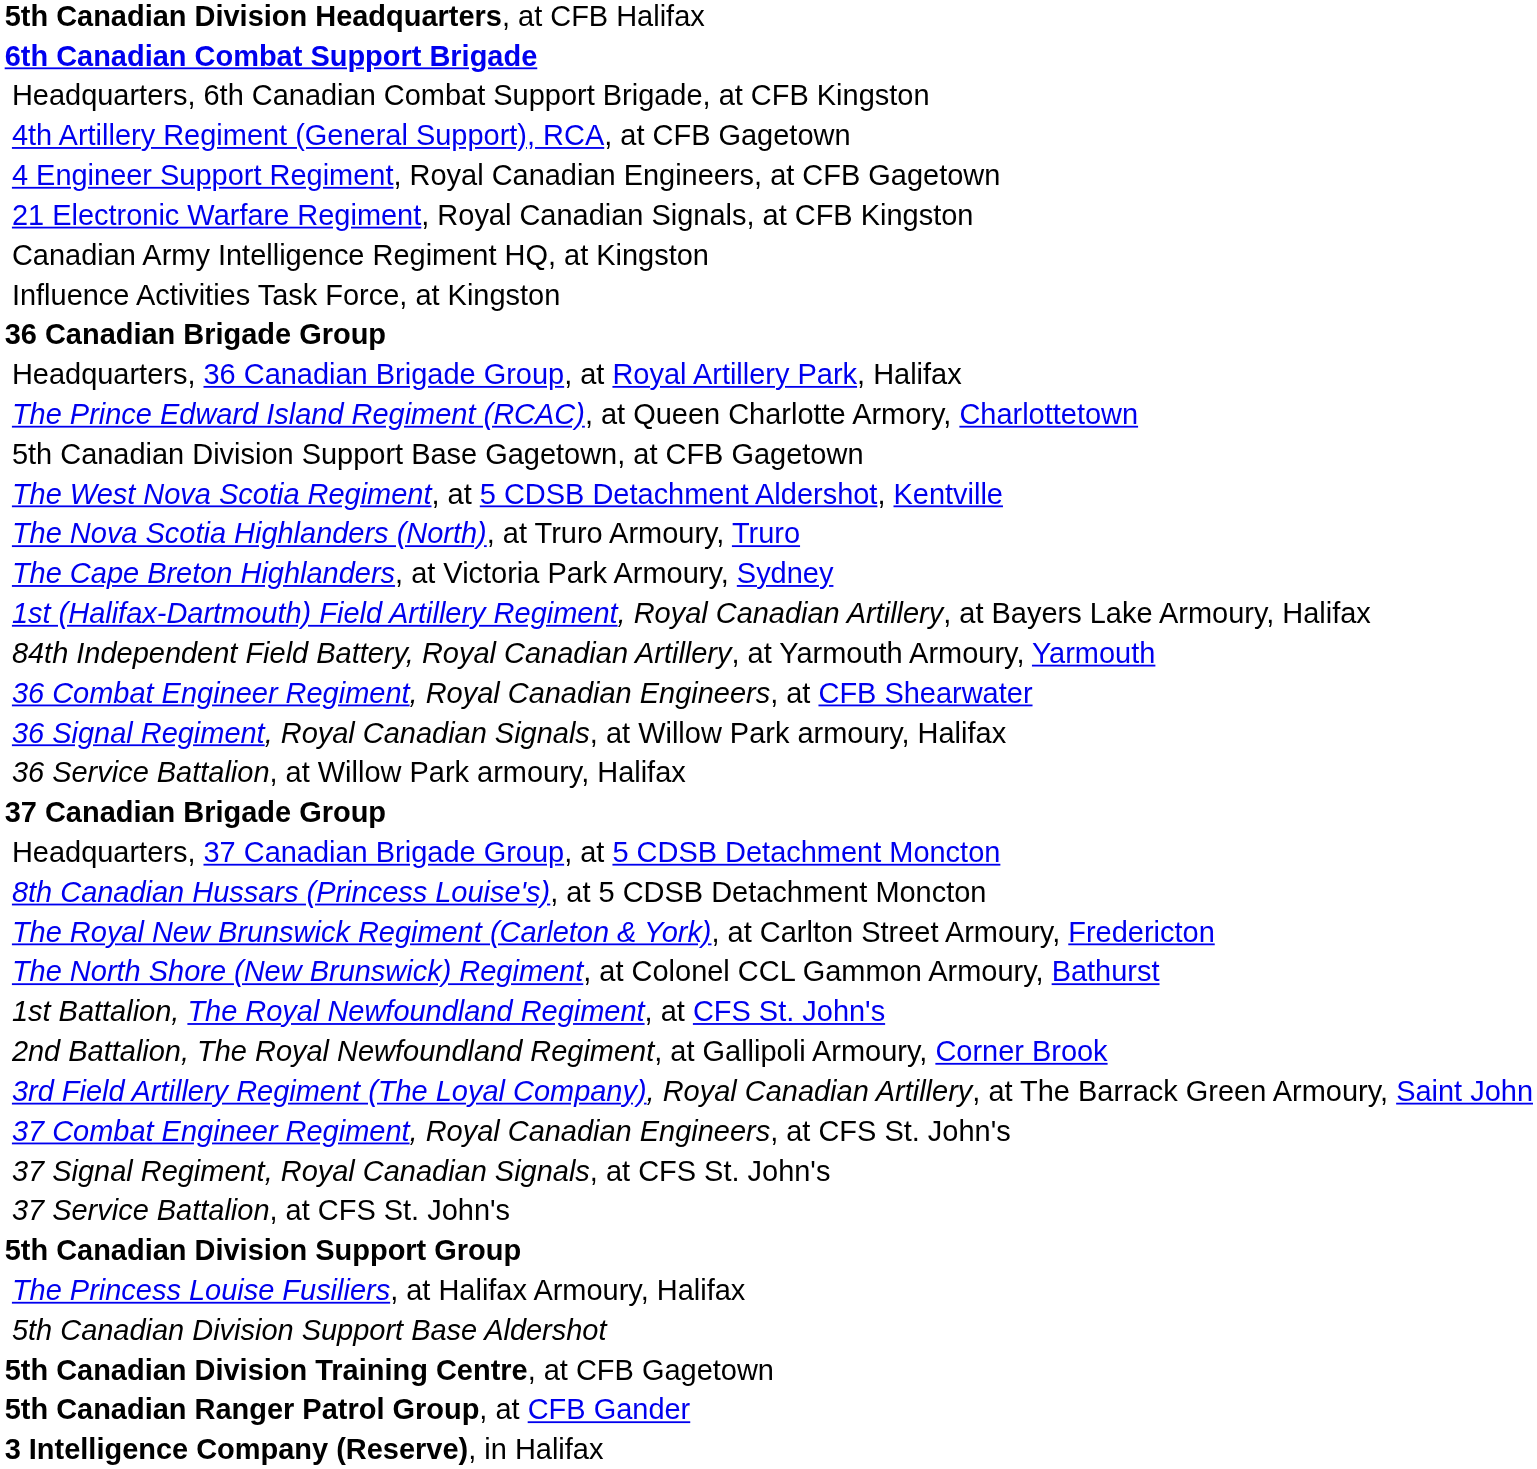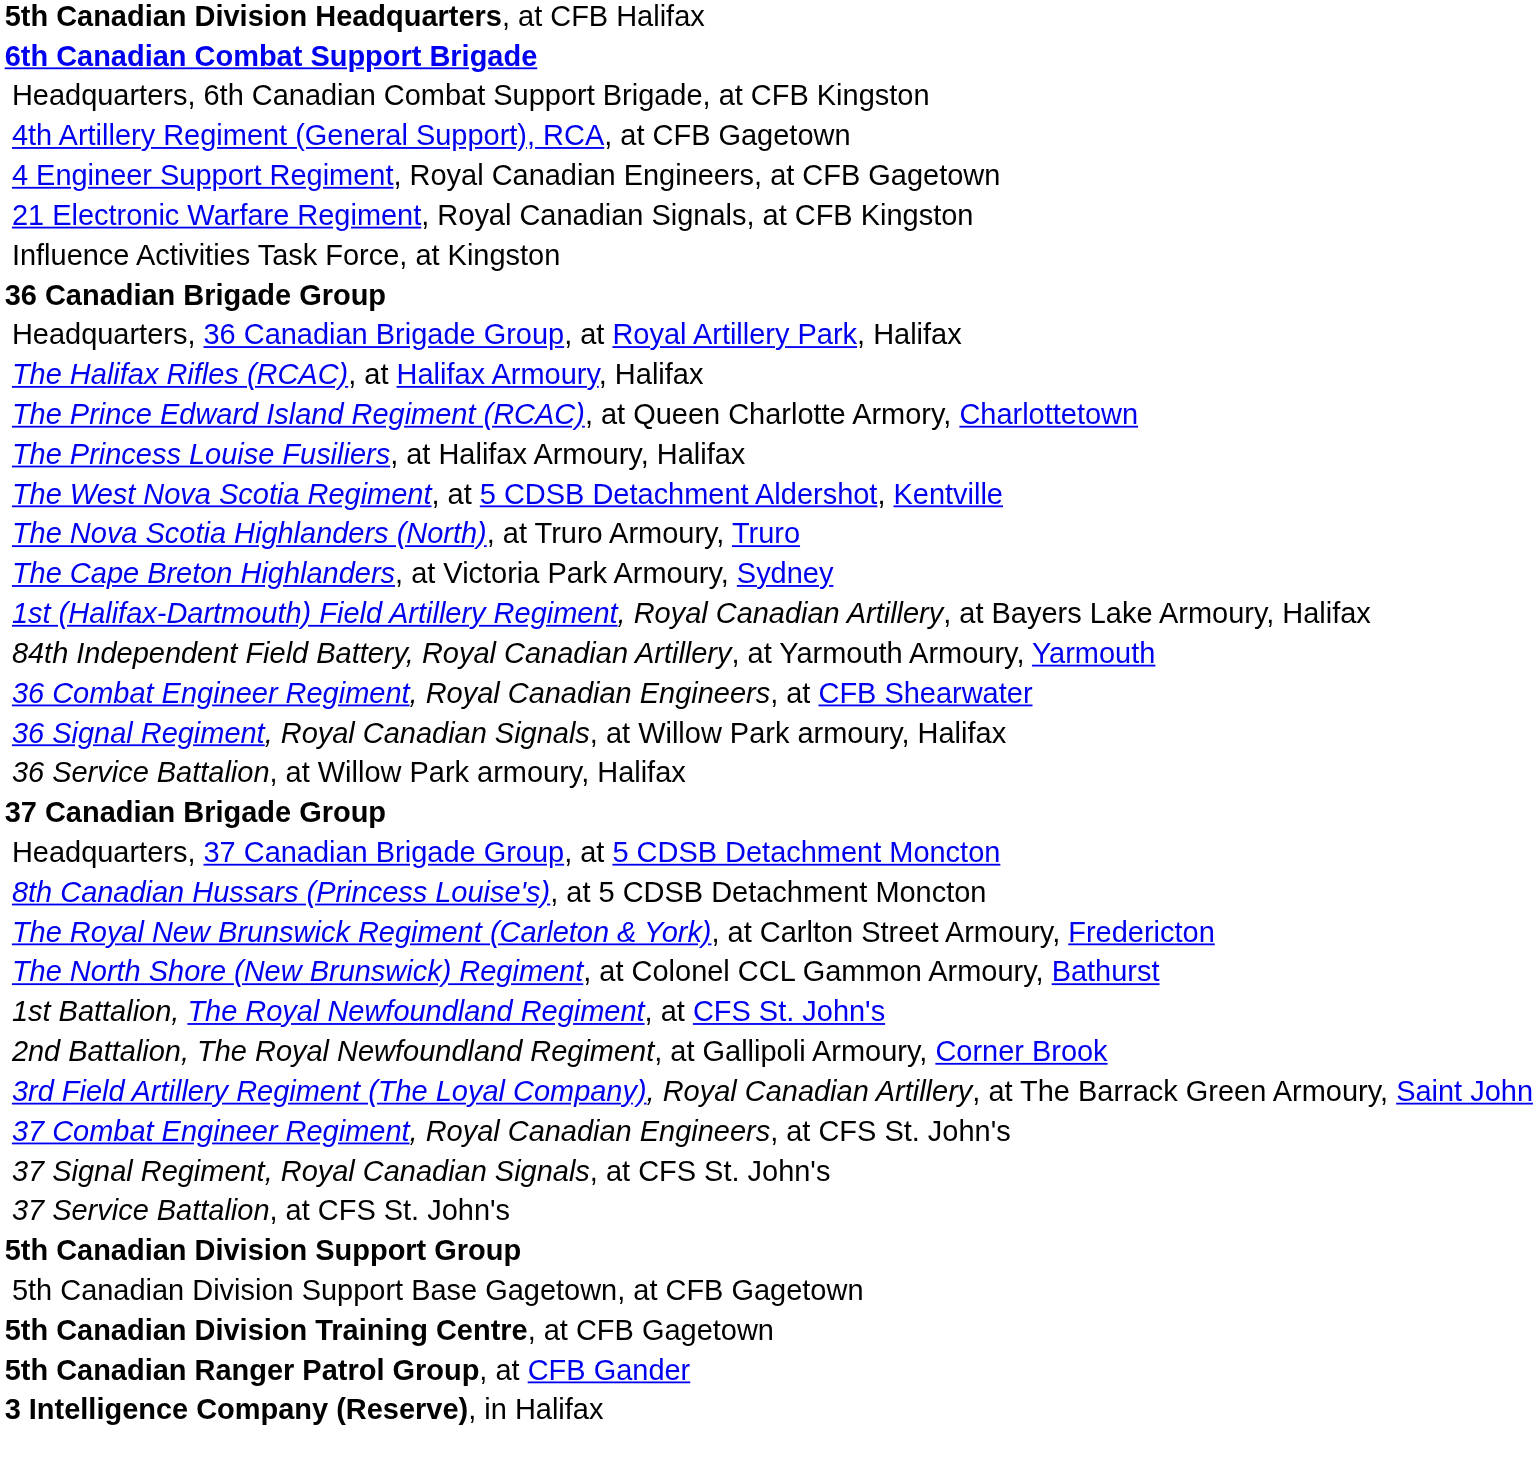- row: (360, 255)
+ row: (358, 374)
rows swapped: (379, 1290) <-> (438, 454)
- row: (309, 1330)
